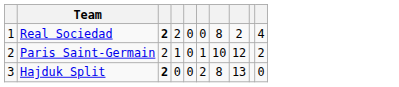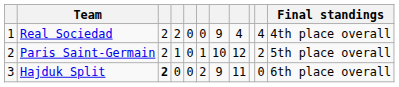+ column: (331, 14)
(165, 33) bold -> (165, 33) normal
(219, 33) 8 -> (219, 33) 9
(239, 33) 2 -> (239, 33) 4
(219, 72) 8 -> (219, 72) 9
(239, 72) 13 -> (239, 72) 11
